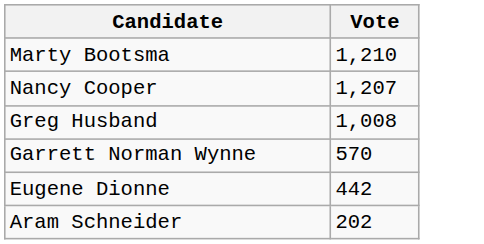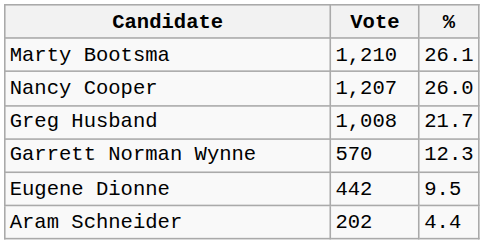+ column: (449, 22)
